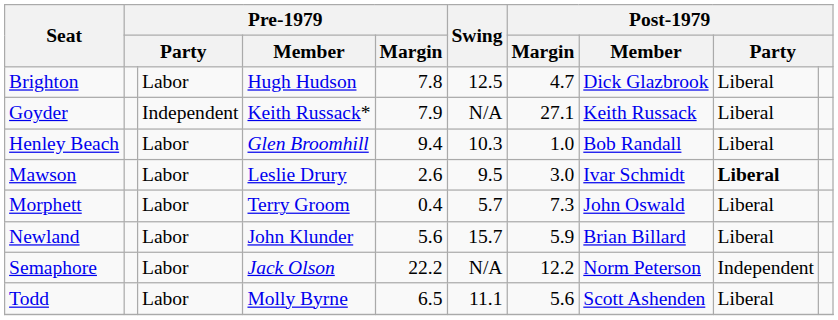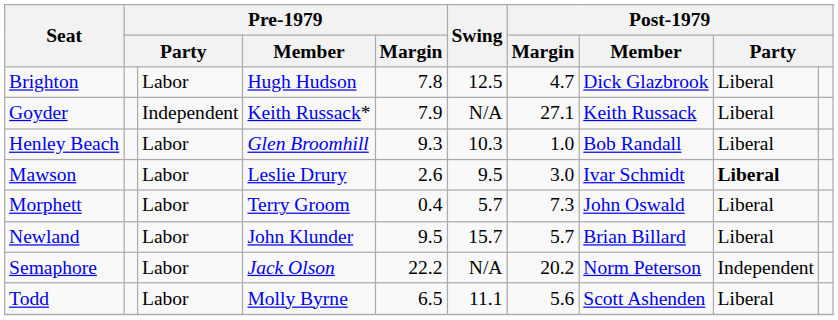(430, 143) 9.4 -> (430, 143) 9.3
(430, 236) 5.6 -> (430, 236) 9.5
(562, 236) 5.9 -> (562, 236) 5.7
(557, 267) 12.2 -> (557, 267) 20.2
